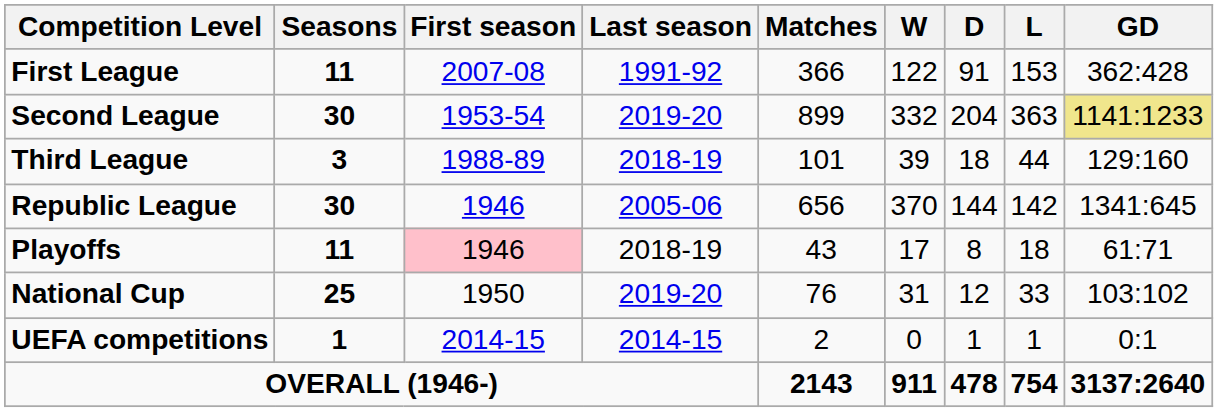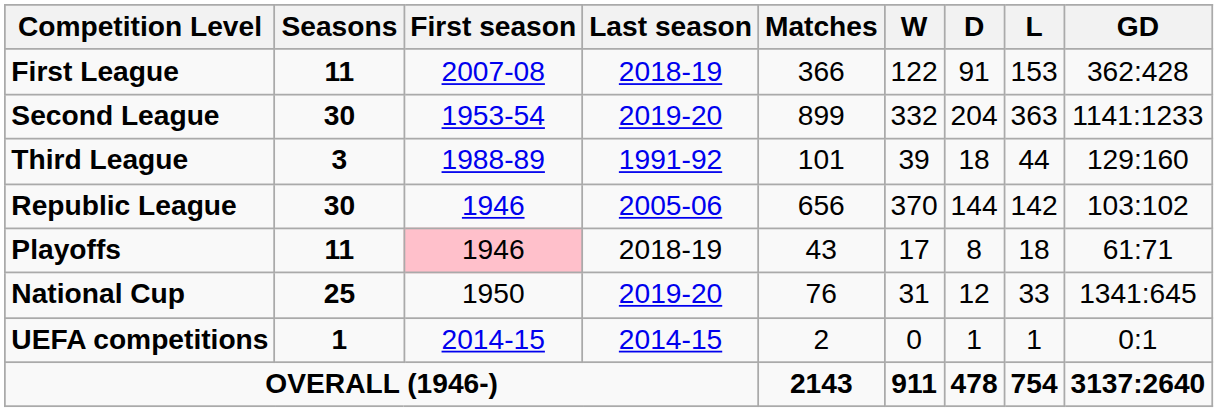(671, 71) 1991-92 -> (671, 71) 2018-19
(1138, 116) khaki background -> (1138, 116) no background
(671, 160) 2018-19 -> (671, 160) 1991-92
(1138, 205) 1341:645 -> (1138, 205) 103:102
(1138, 294) 103:102 -> (1138, 294) 1341:645
